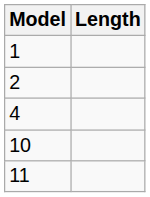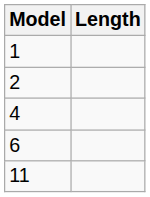+ row: (15, 144)
- row: (20, 144)
